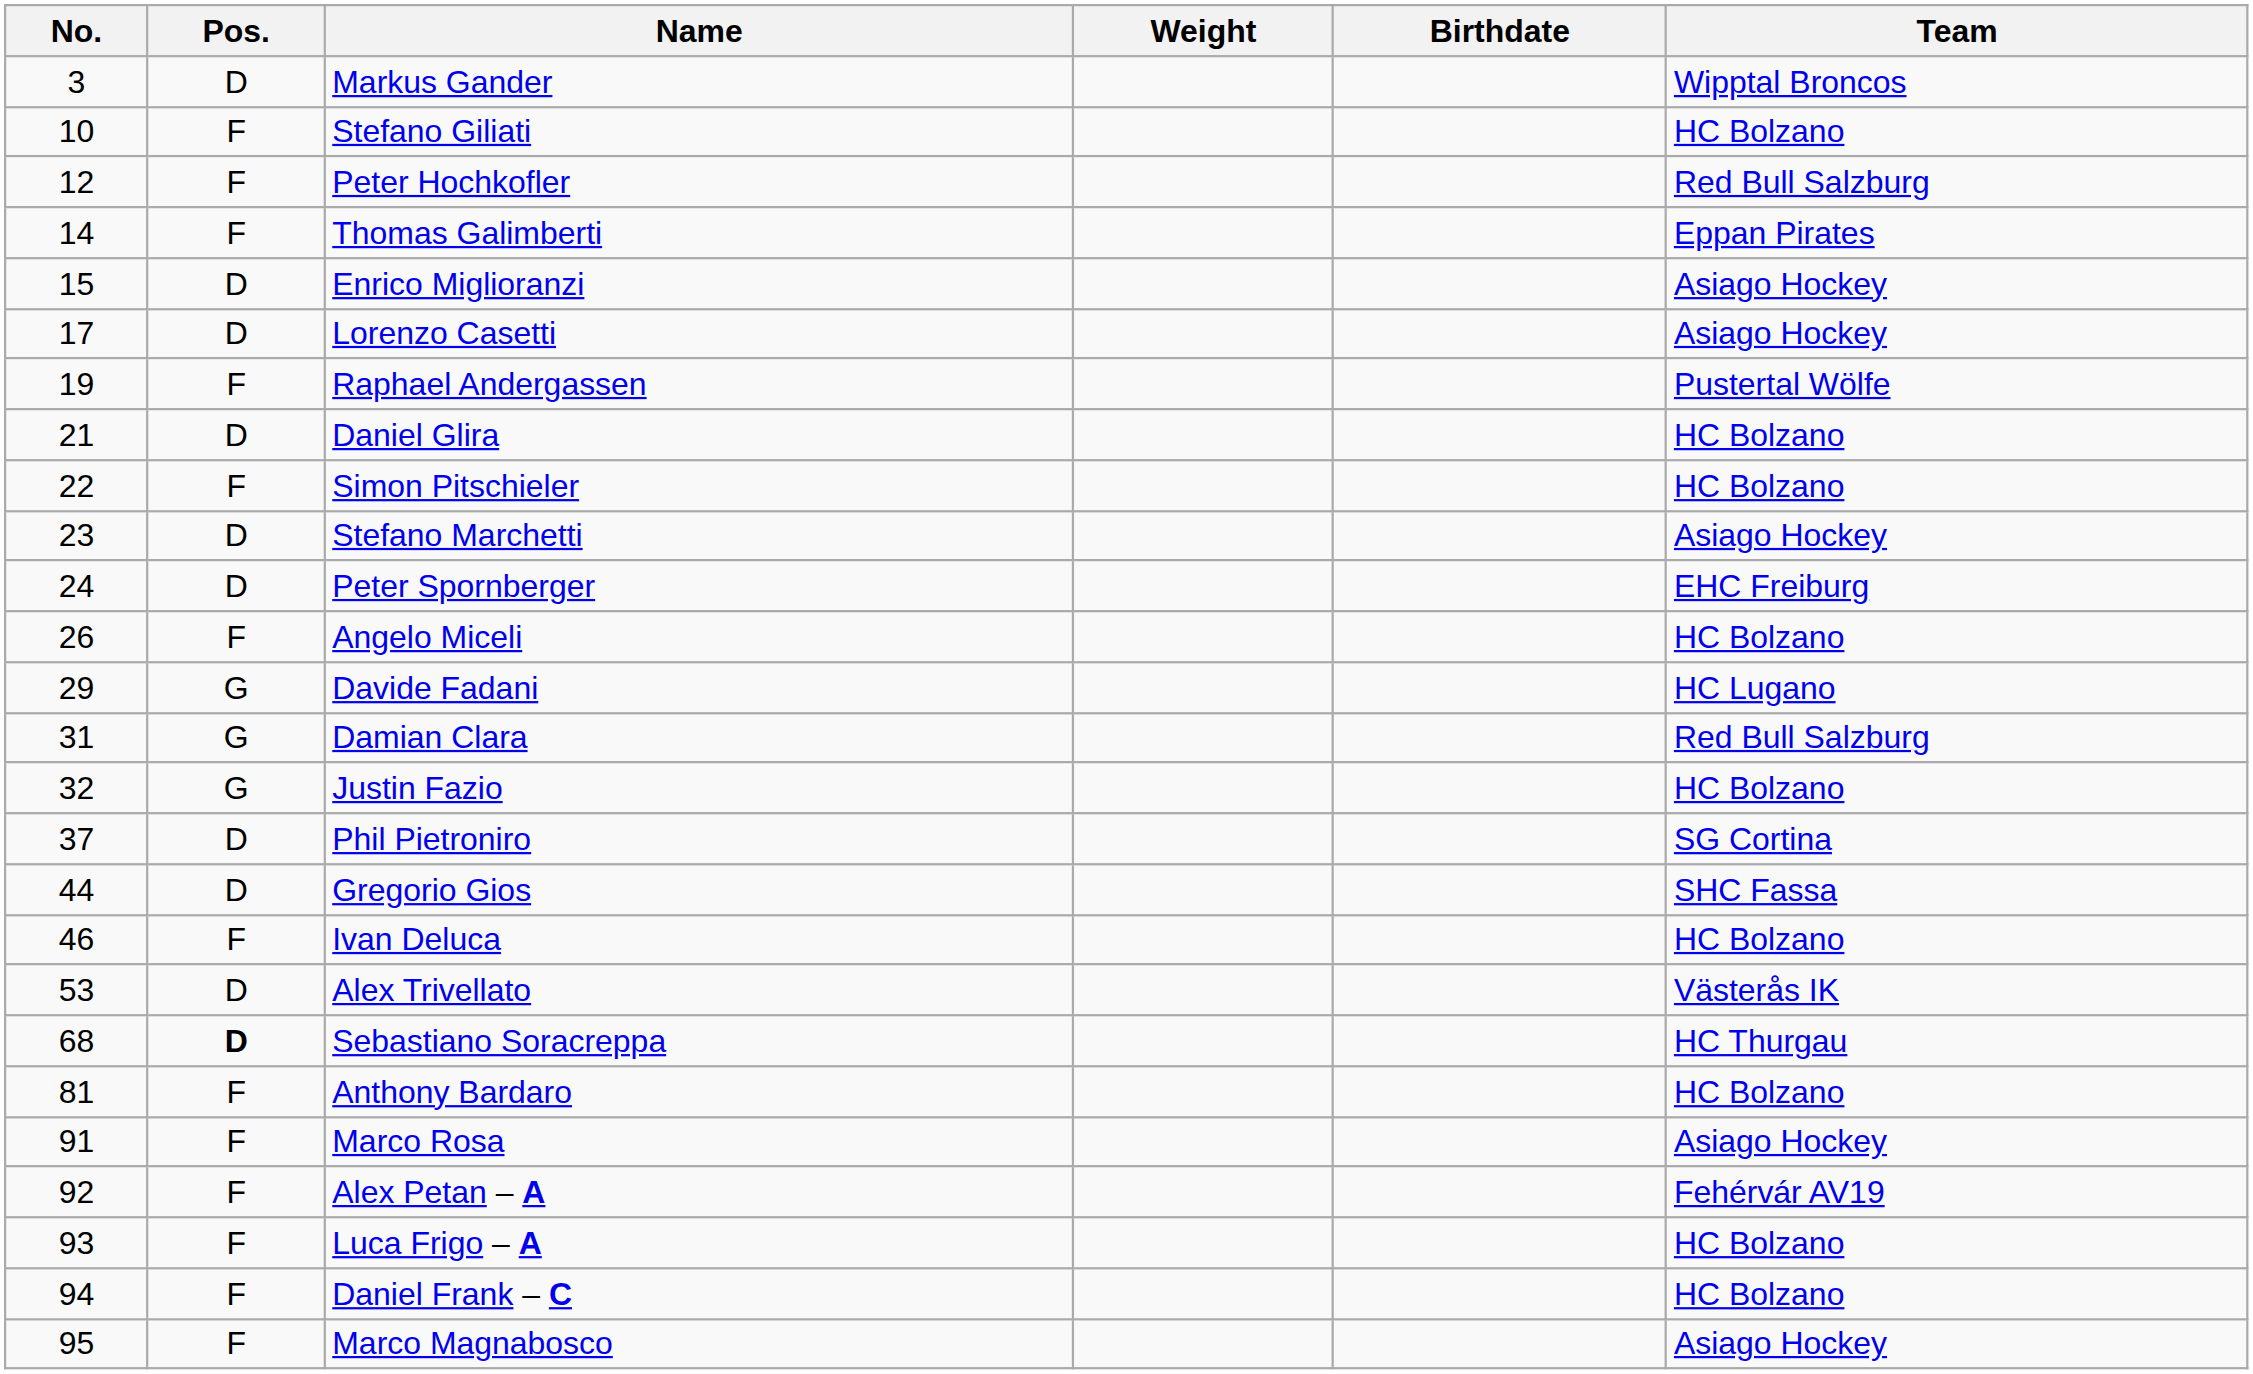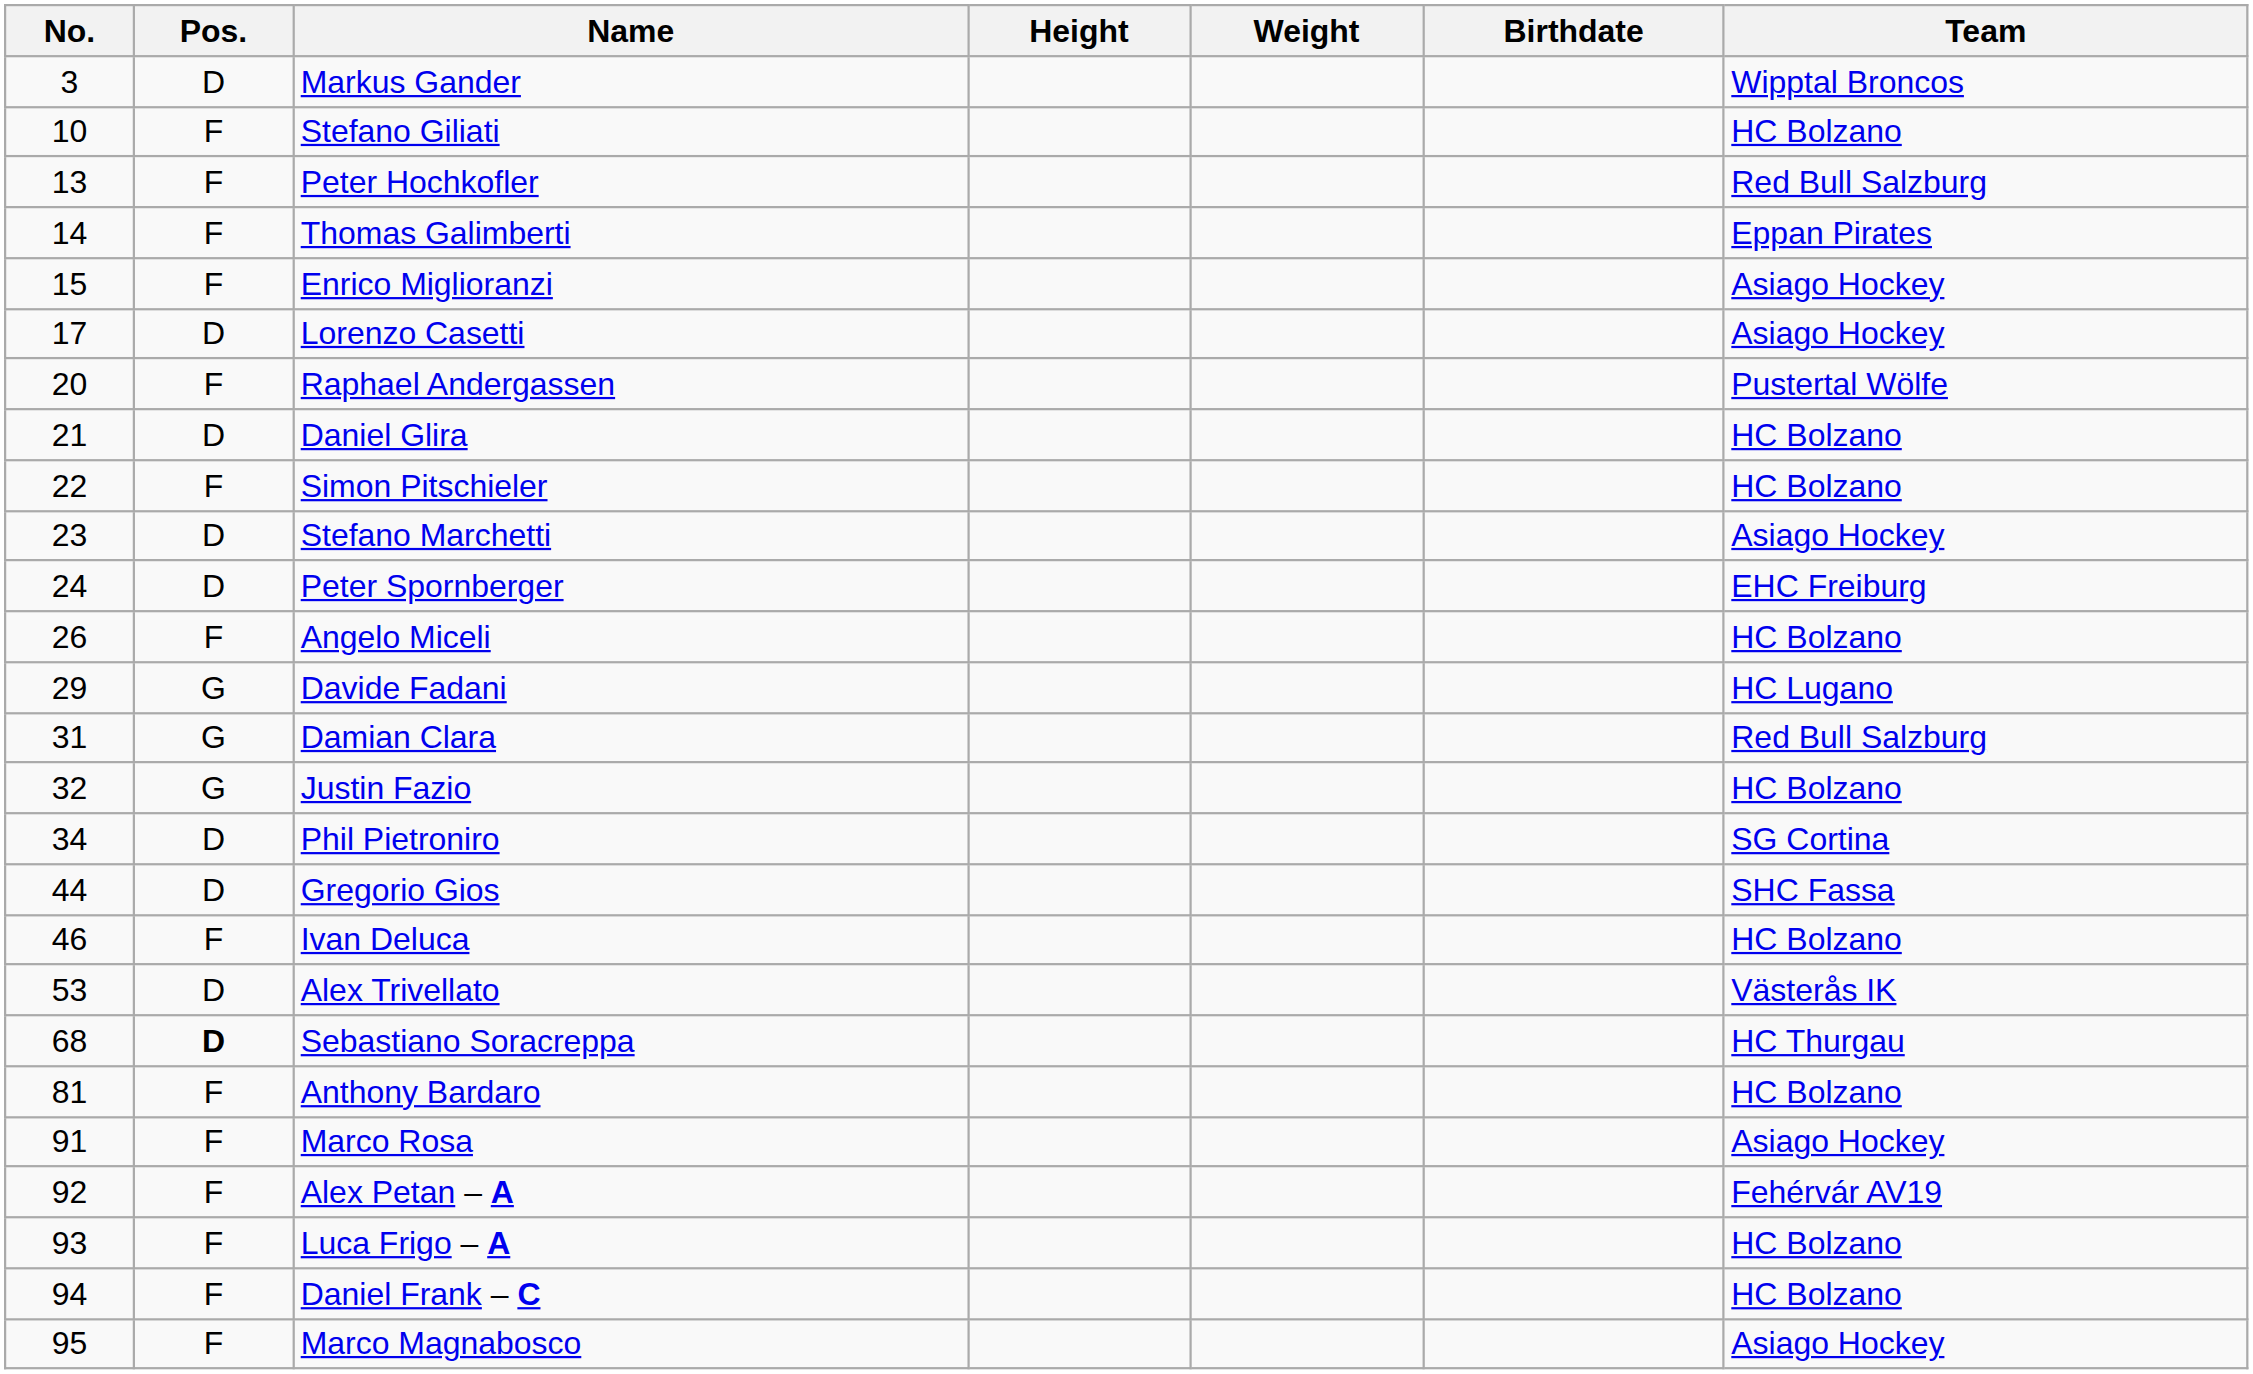+ column: (1079, 31)
(76, 182) 12 -> (69, 182) 13
(236, 283) D -> (213, 283) F
(76, 384) 19 -> (69, 384) 20
(76, 839) 37 -> (69, 839) 34
